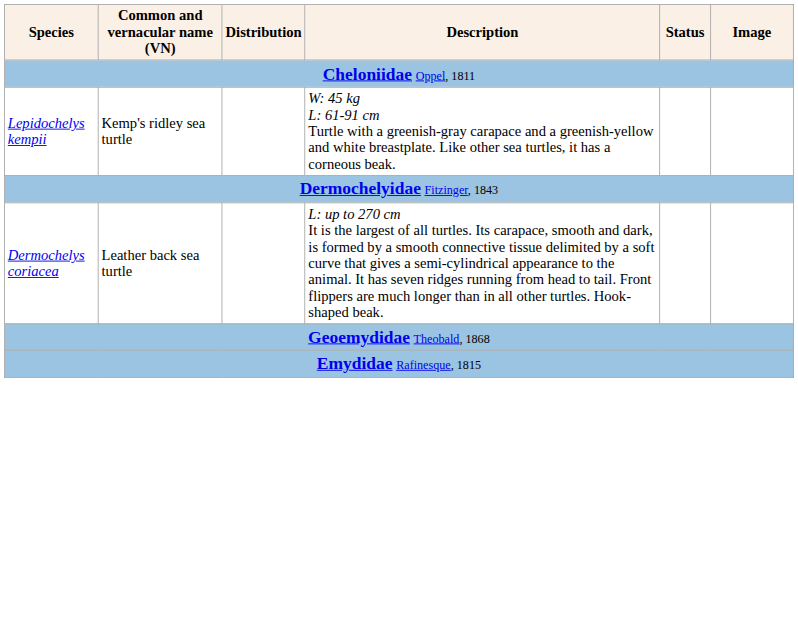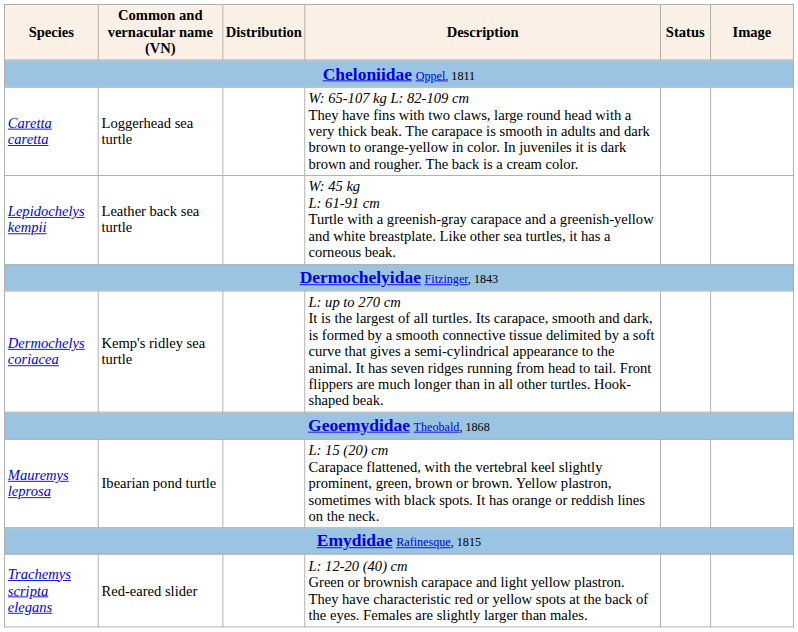+ row: (30, 131)
(153, 131) Kemp's ridley sea turtle -> (150, 219) Leather back sea turtle
(150, 263) Leather back sea turtle -> (153, 351) Kemp's ridley sea turtle
+ row: (38, 483)
+ row: (39, 590)
